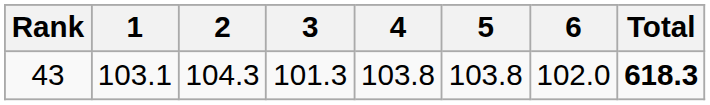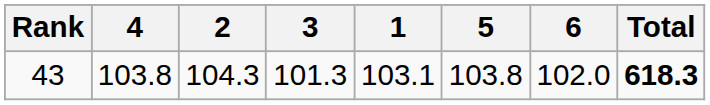columns swapped: (135, 27) <-> (398, 27)
